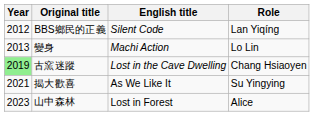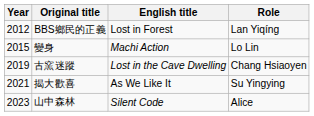(137, 29) Silent Code -> (142, 29) Lost in Forest
(18, 47) 2013 -> (18, 47) 2015
(18, 66) lightgreen background -> (18, 66) no background
(142, 102) Lost in Forest -> (137, 102) Silent Code
